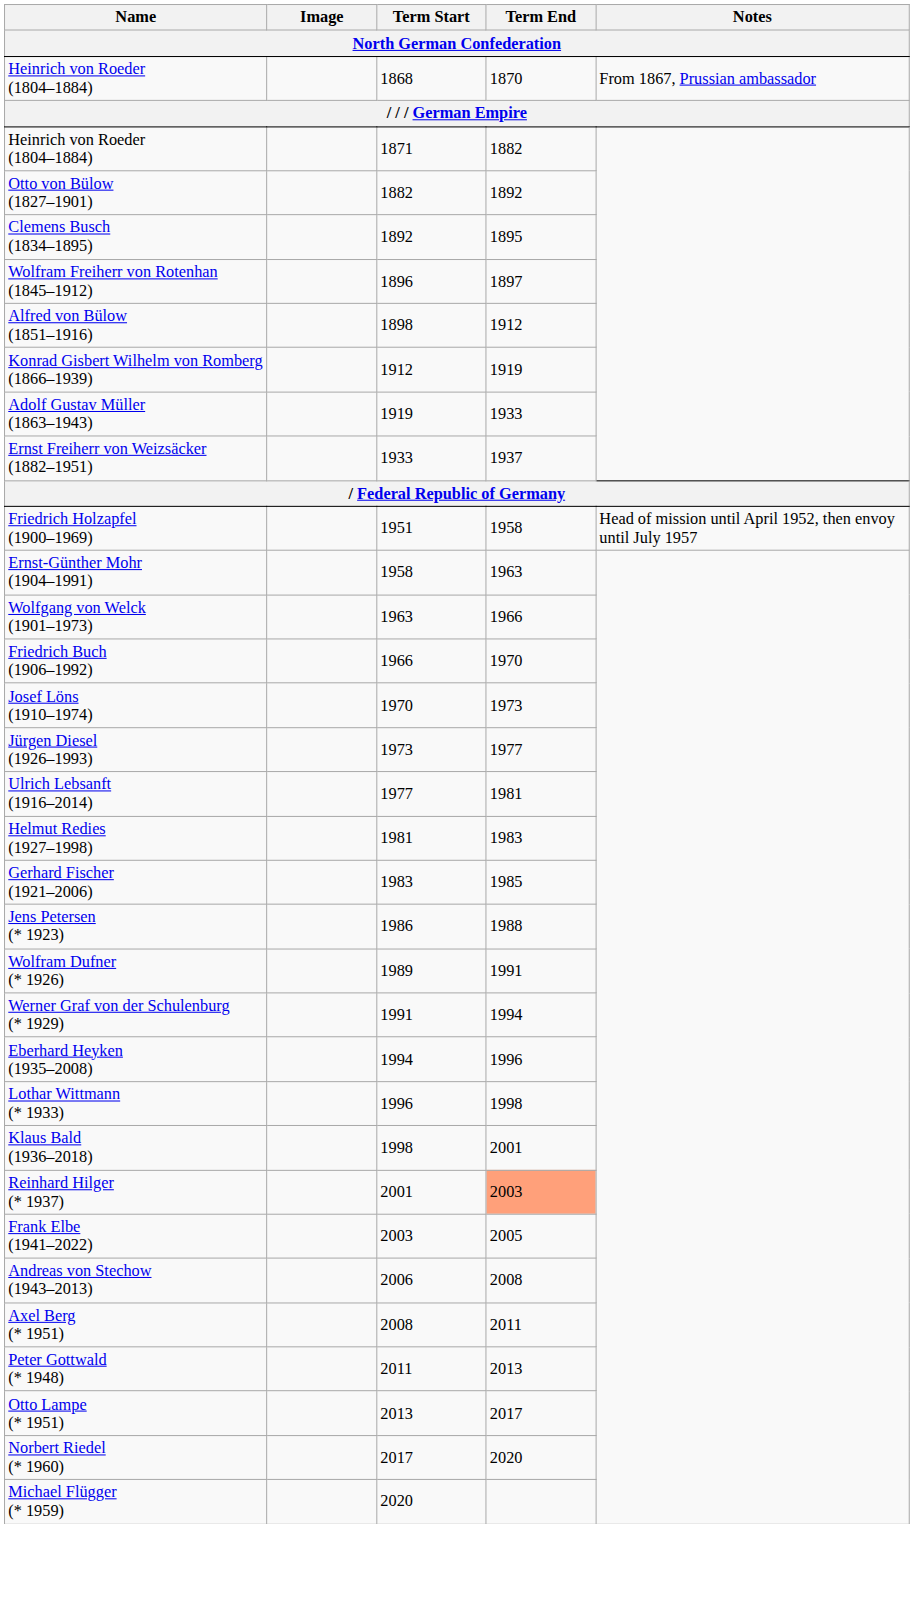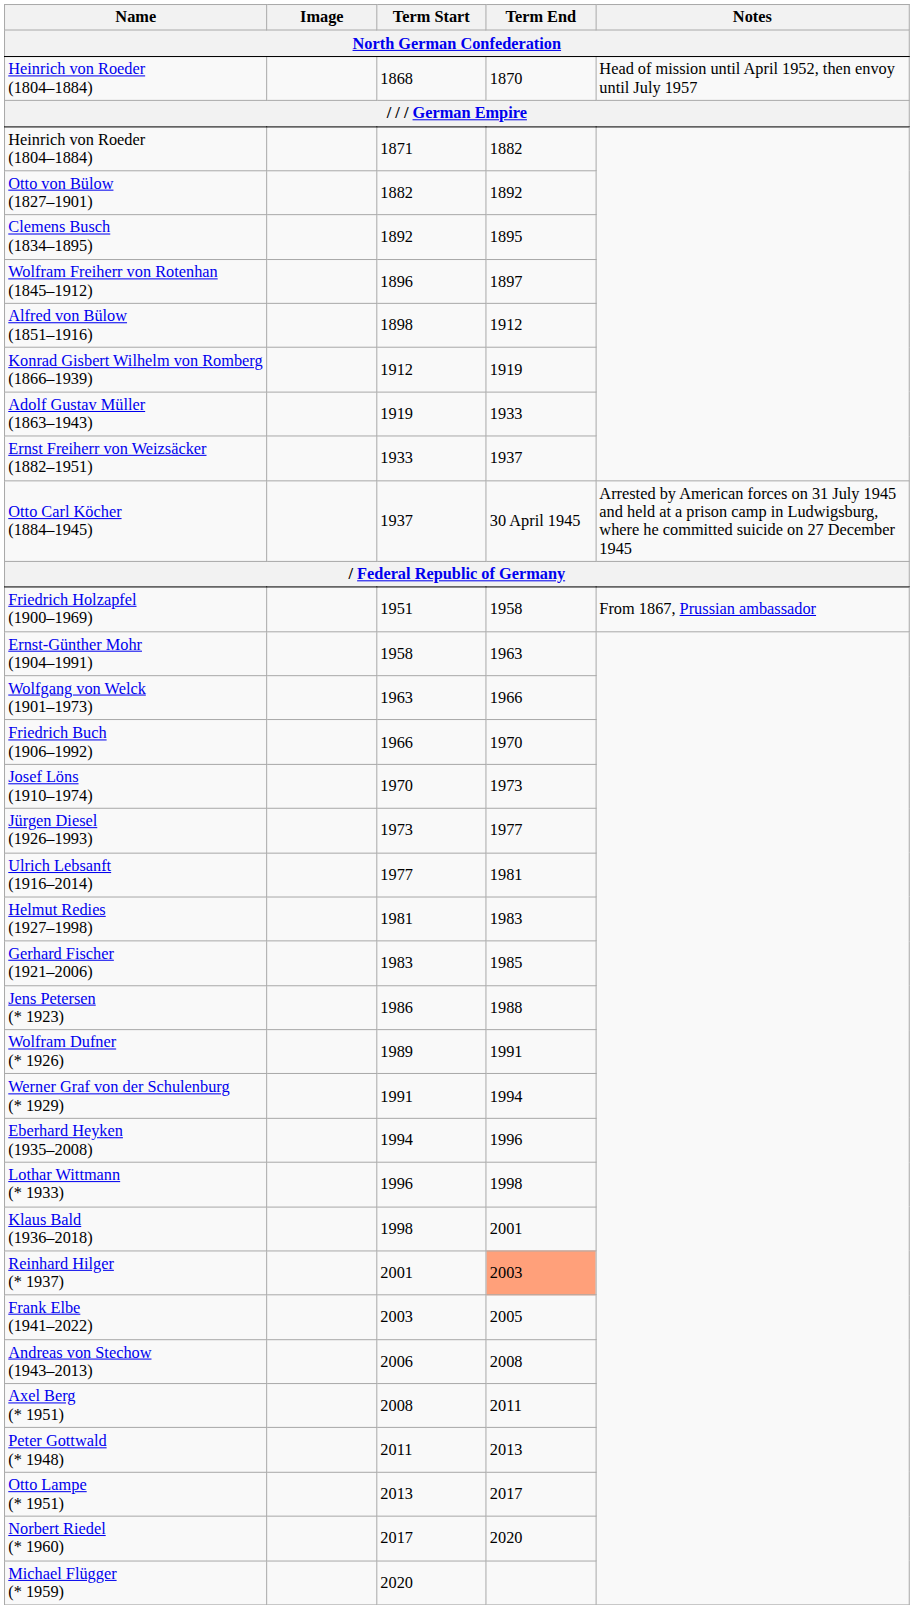(708, 78) From 1867, Prussian ambassador -> (747, 78) Head of mission until April 1952, then envoy until July 1957
+ row: (65, 520)
(747, 528) Head of mission until April 1952, then envoy until July 1957 -> (708, 609) From 1867, Prussian ambassador
